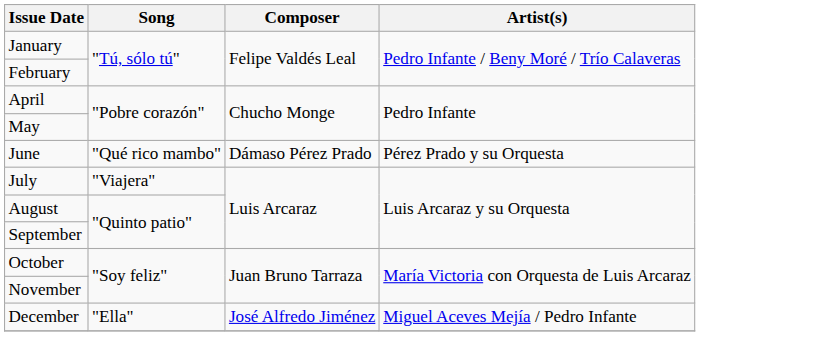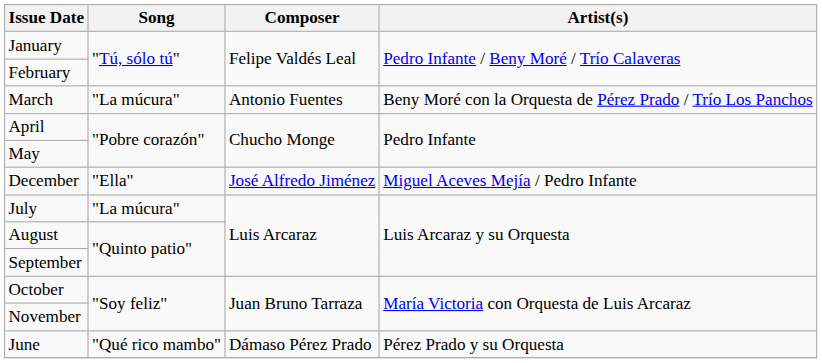+ row: (31, 99)
rows swapped: (24, 153) <-> (44, 316)
(124, 180) "Viajera" -> (136, 208) "La múcura"
